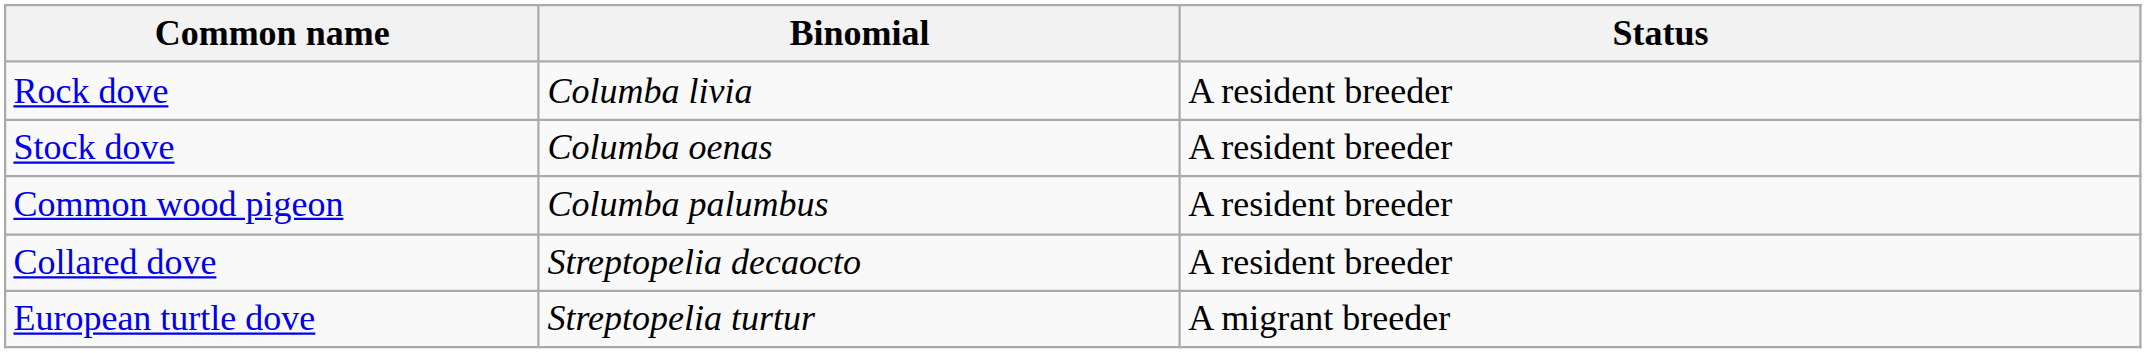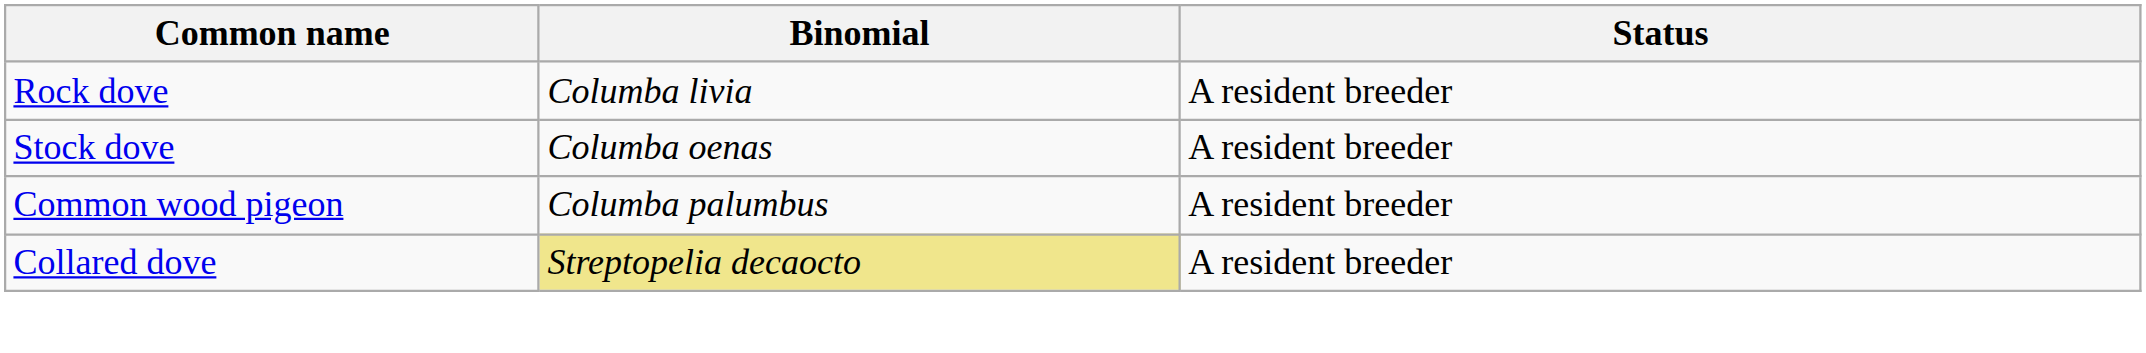(704, 261) no background -> (704, 261) khaki background
- row: (164, 318)
